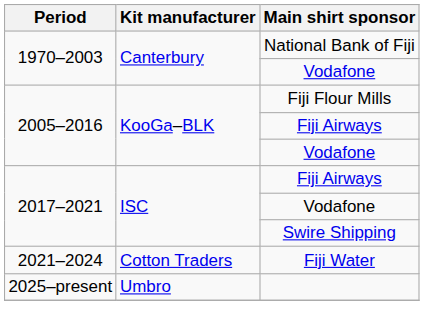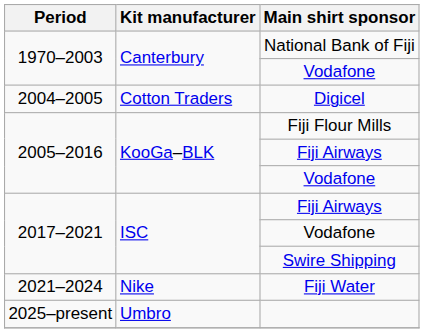+ row: (60, 98)
(176, 260) Cotton Traders -> (137, 286) Nike
